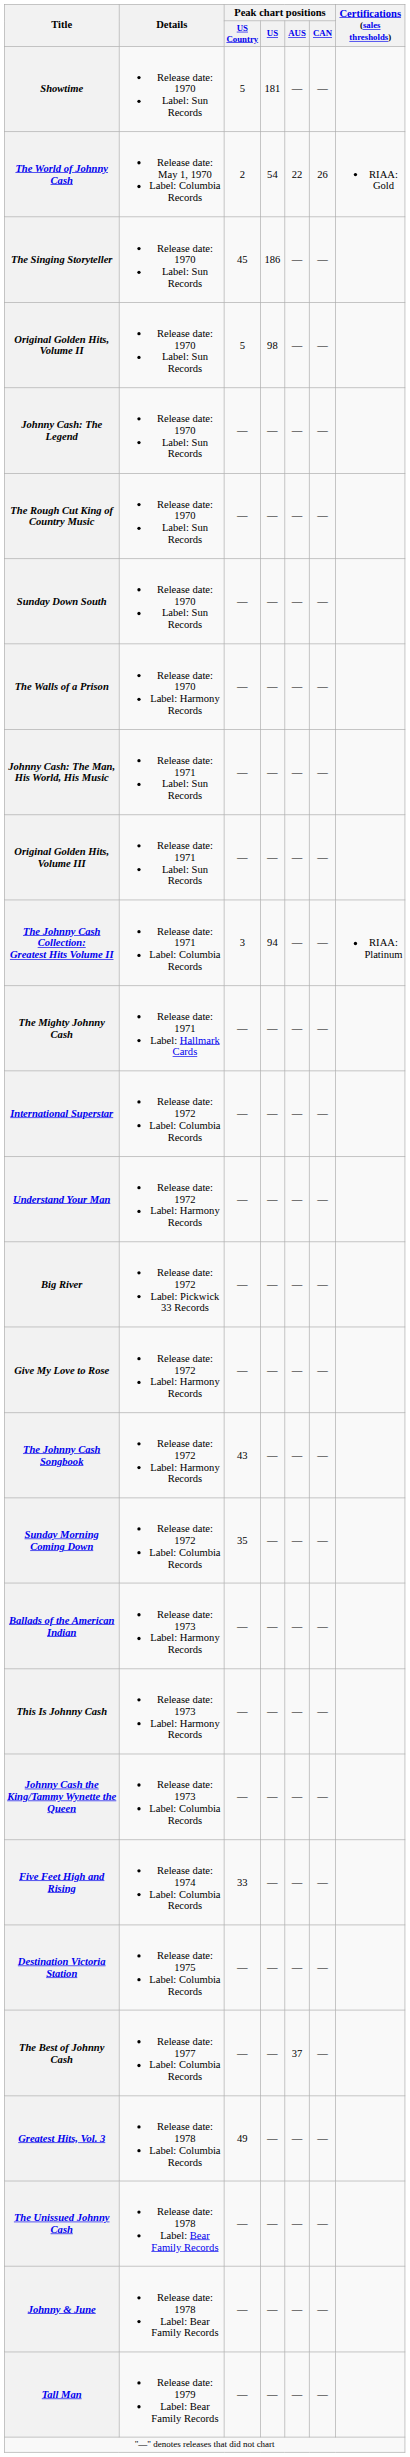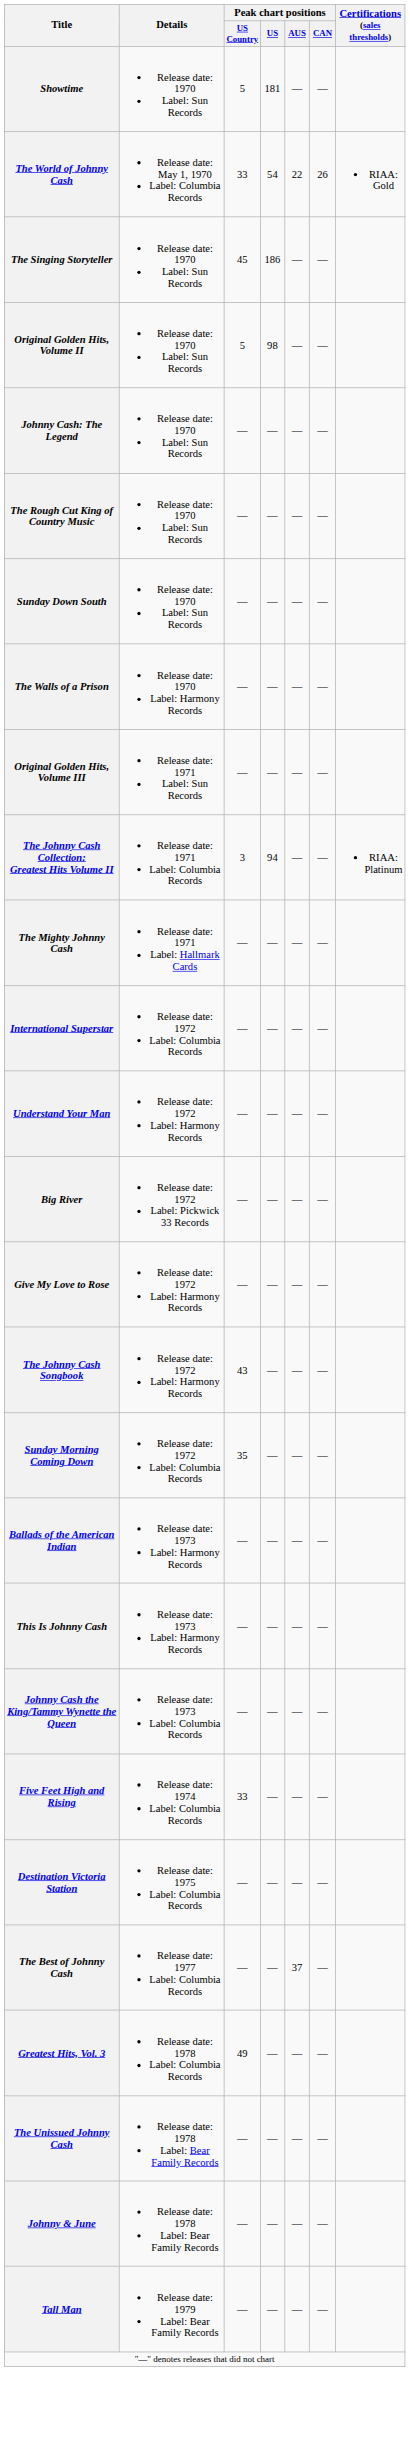(242, 174) 2 -> (242, 174) 33
- row: (62, 772)
